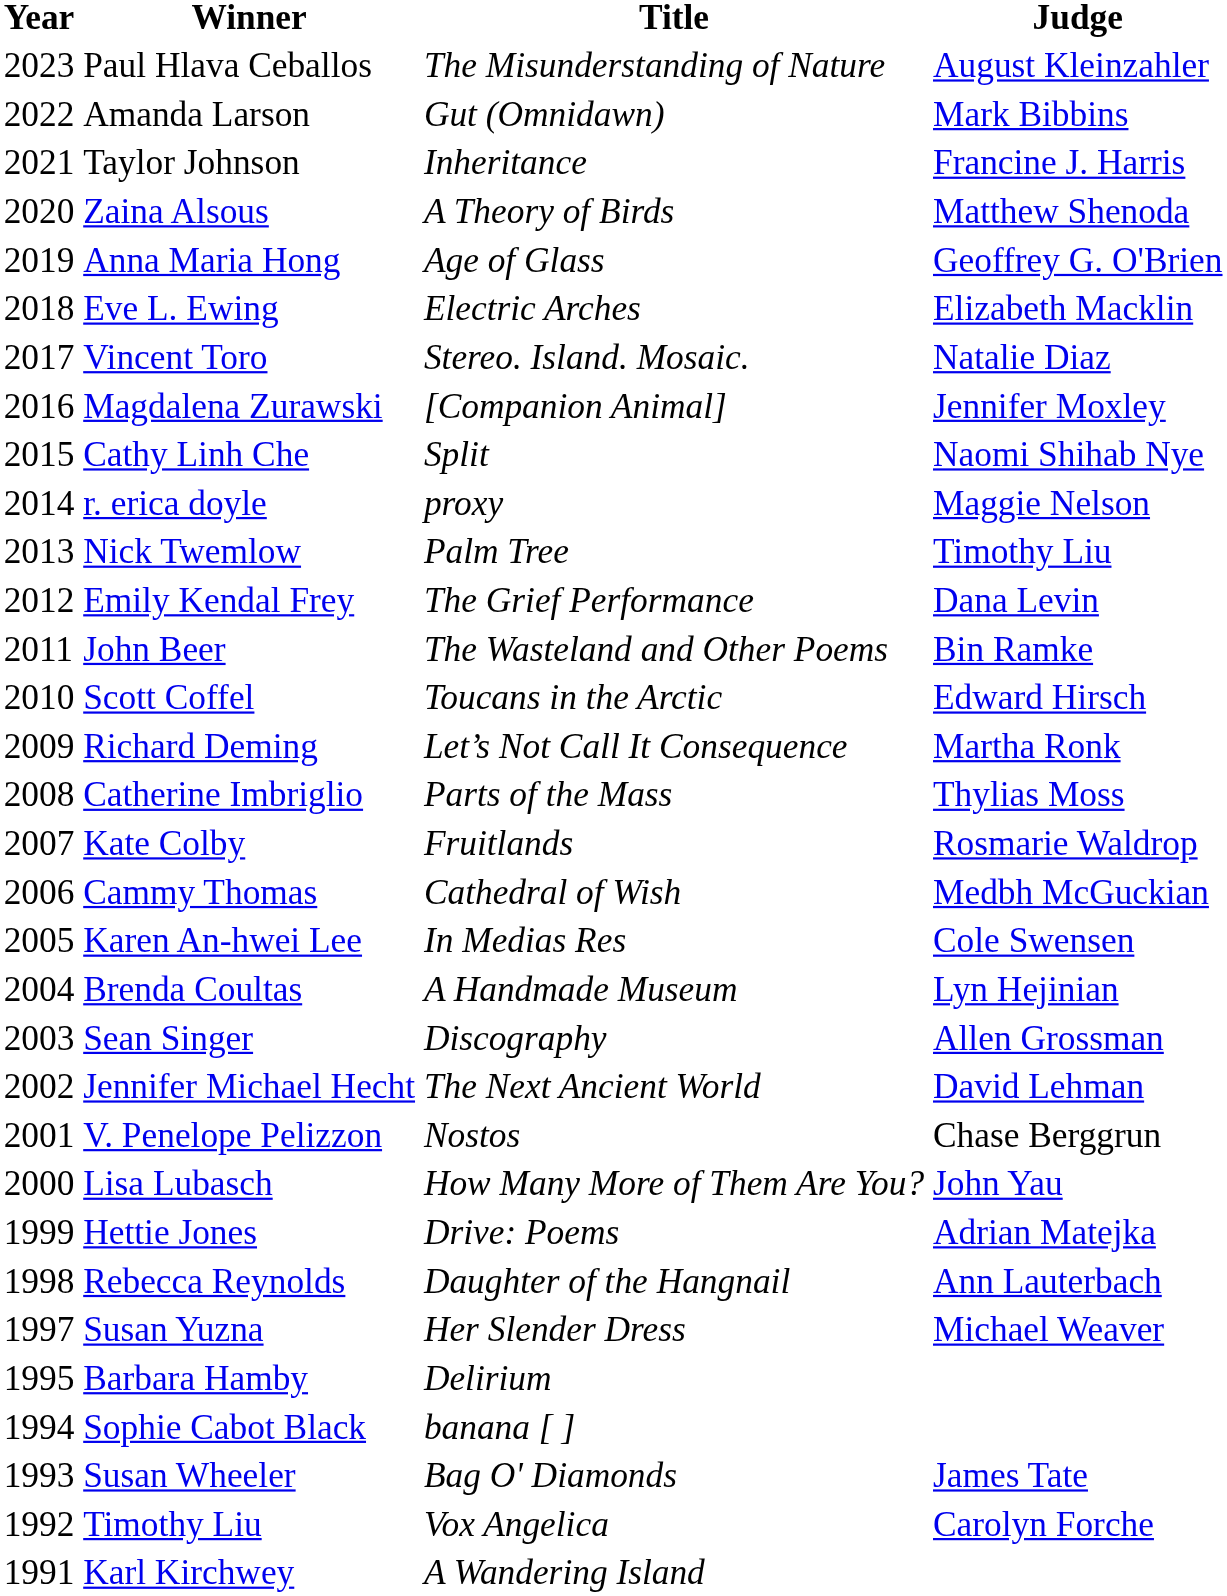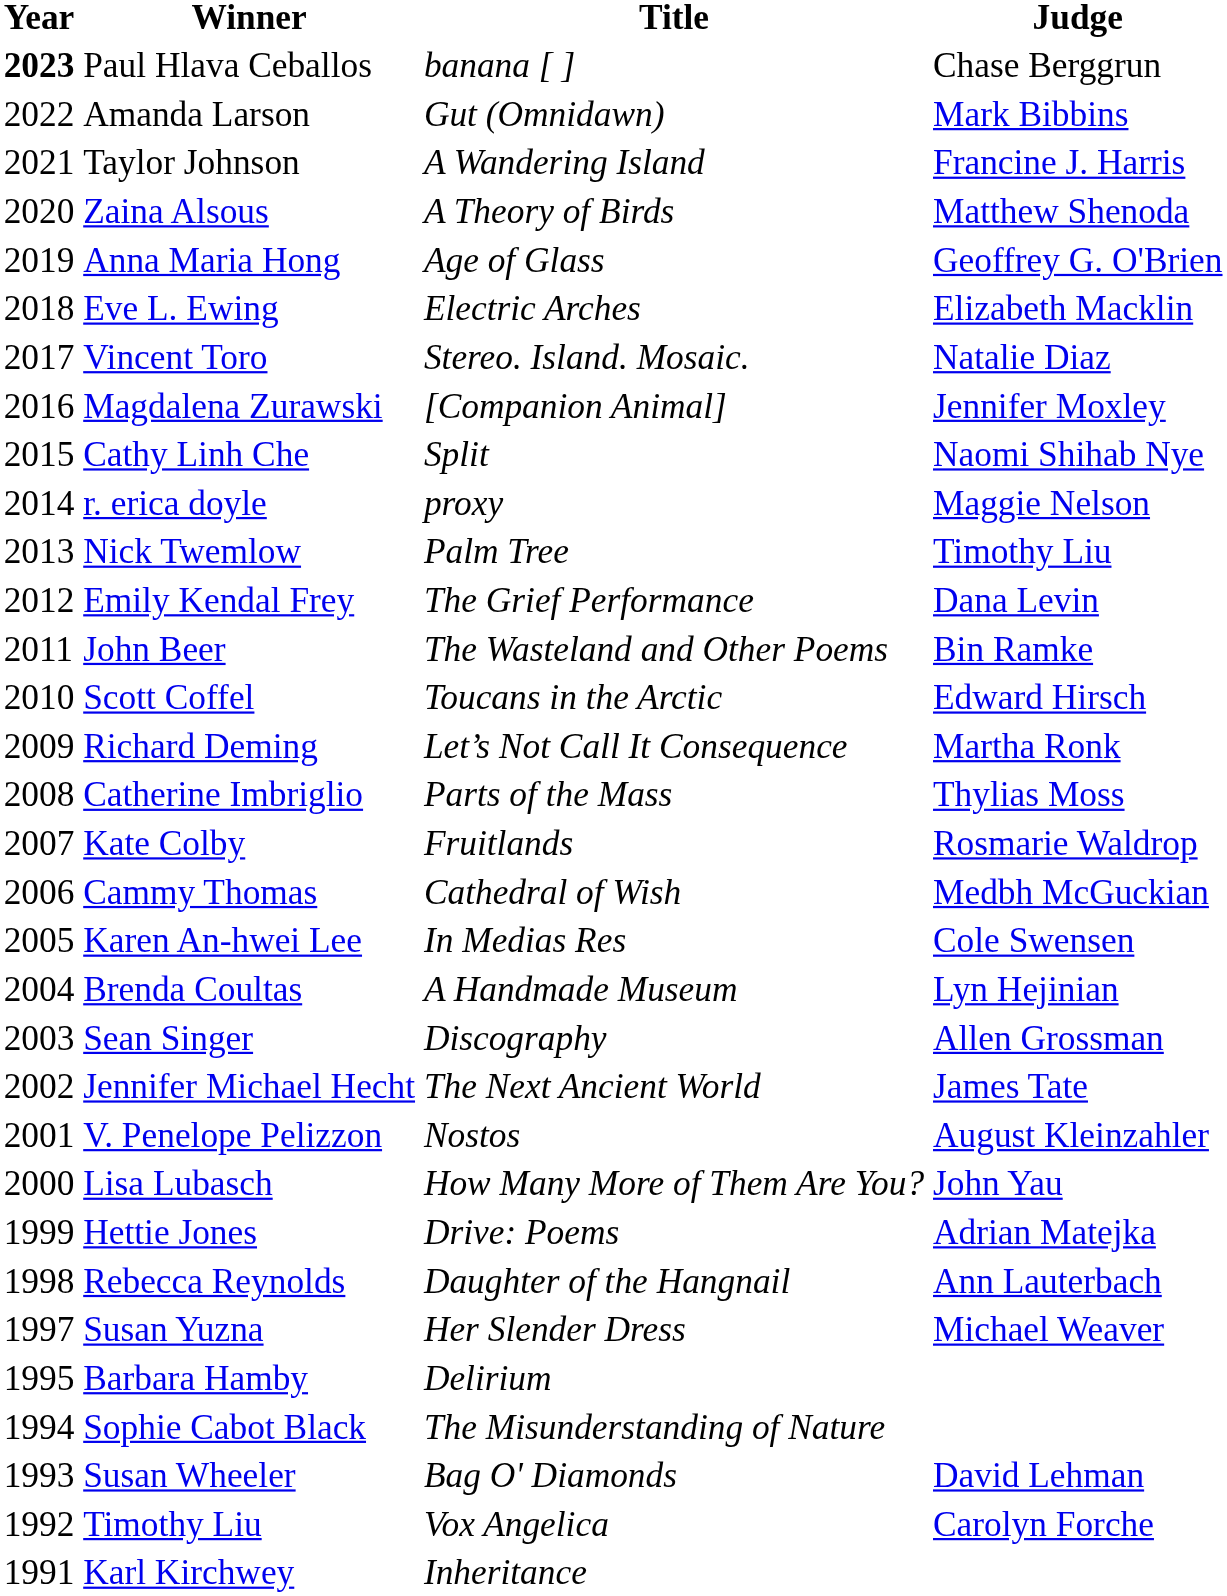(39, 65) normal -> (39, 65) bold
(655, 65) The Misunderstanding of Nature -> (500, 65) banana [ ]
(1071, 65) August Kleinzahler -> (1047, 65) Chase Berggrun
(505, 162) Inheritance -> (564, 162) A Wandering Island
(1039, 1086) David Lehman -> (1010, 1086) James Tate
(1047, 1135) Chase Berggrun -> (1071, 1135) August Kleinzahler
(500, 1426) banana [ ] -> (655, 1426) The Misunderstanding of Nature
(1010, 1475) James Tate -> (1039, 1475) David Lehman
(564, 1572) A Wandering Island -> (505, 1572) Inheritance
